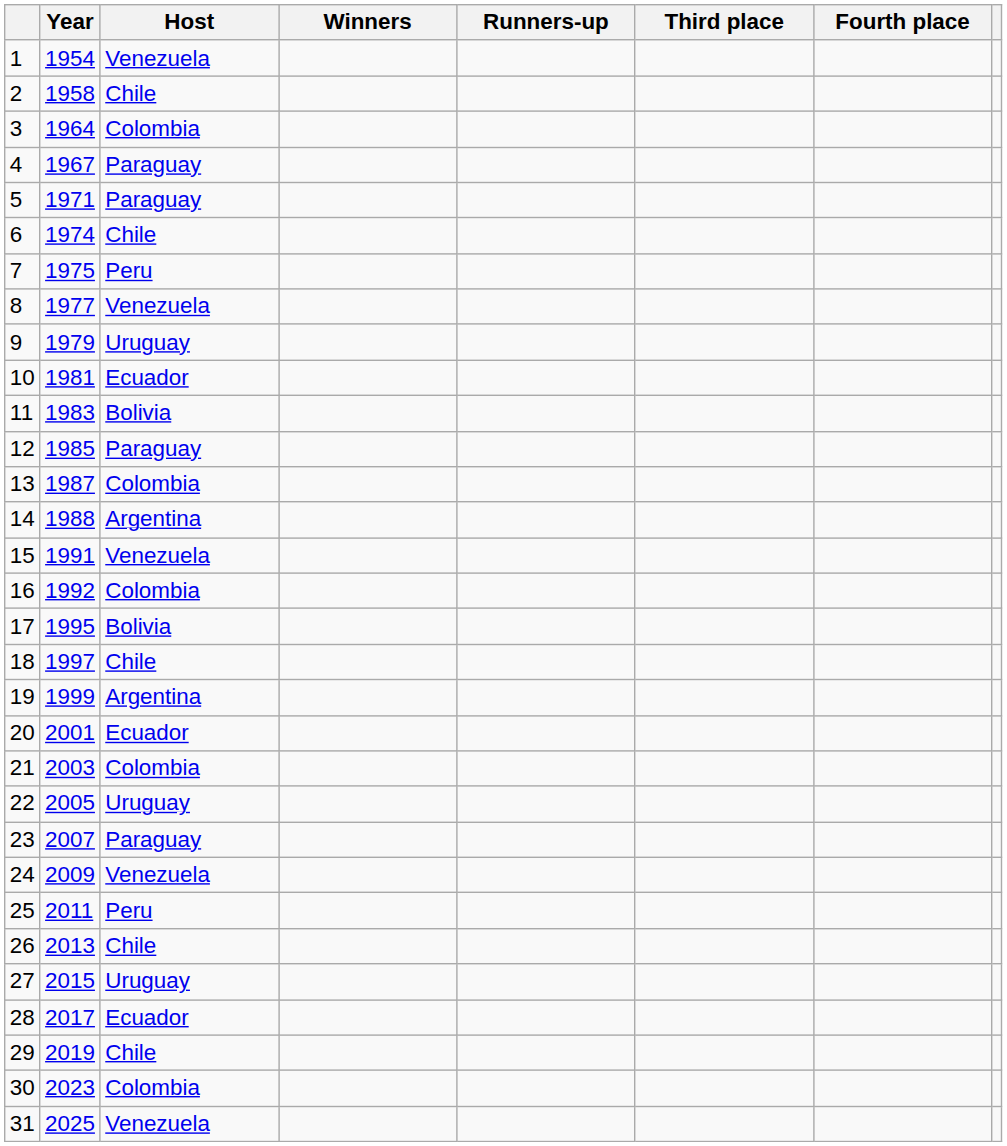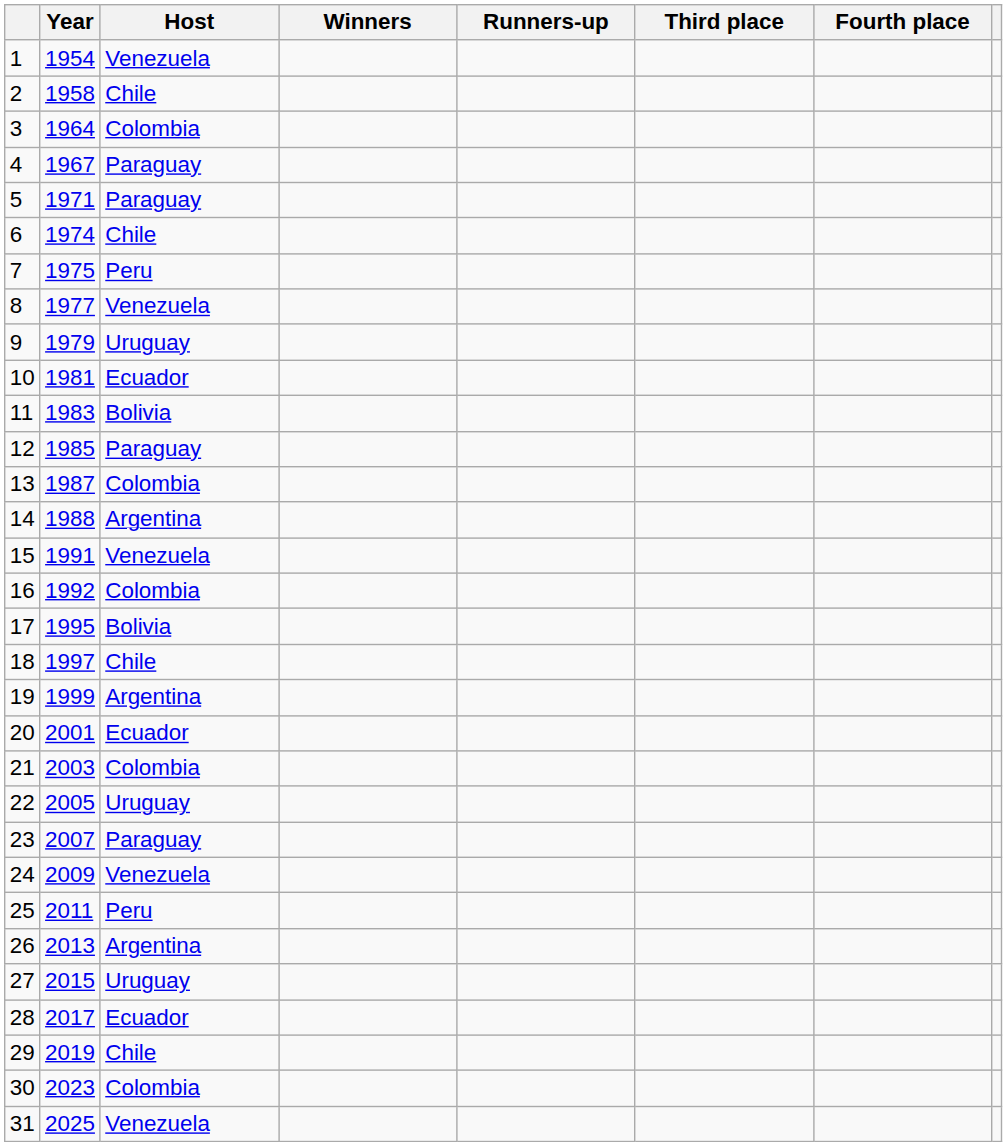(131, 945) Chile -> (153, 945) Argentina
